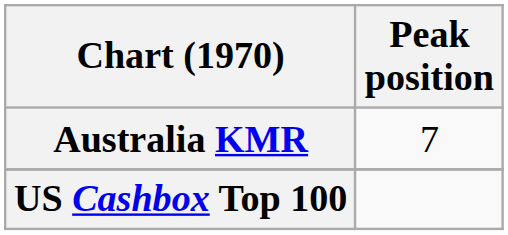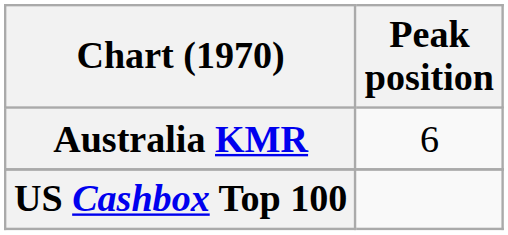(429, 137) 7 -> (429, 137) 6
